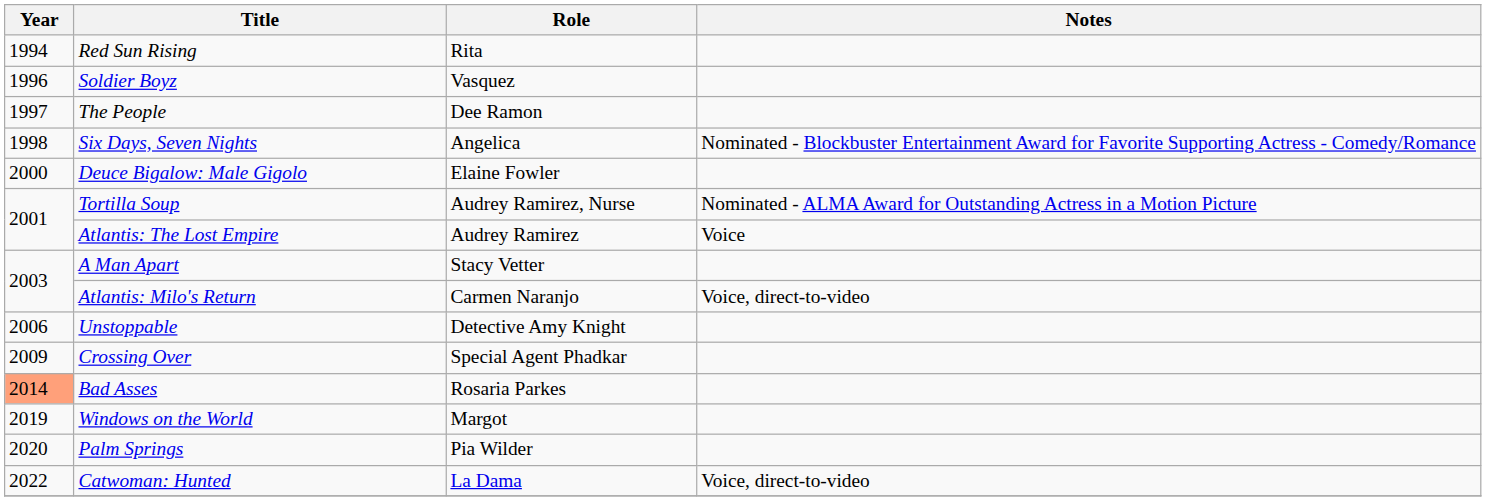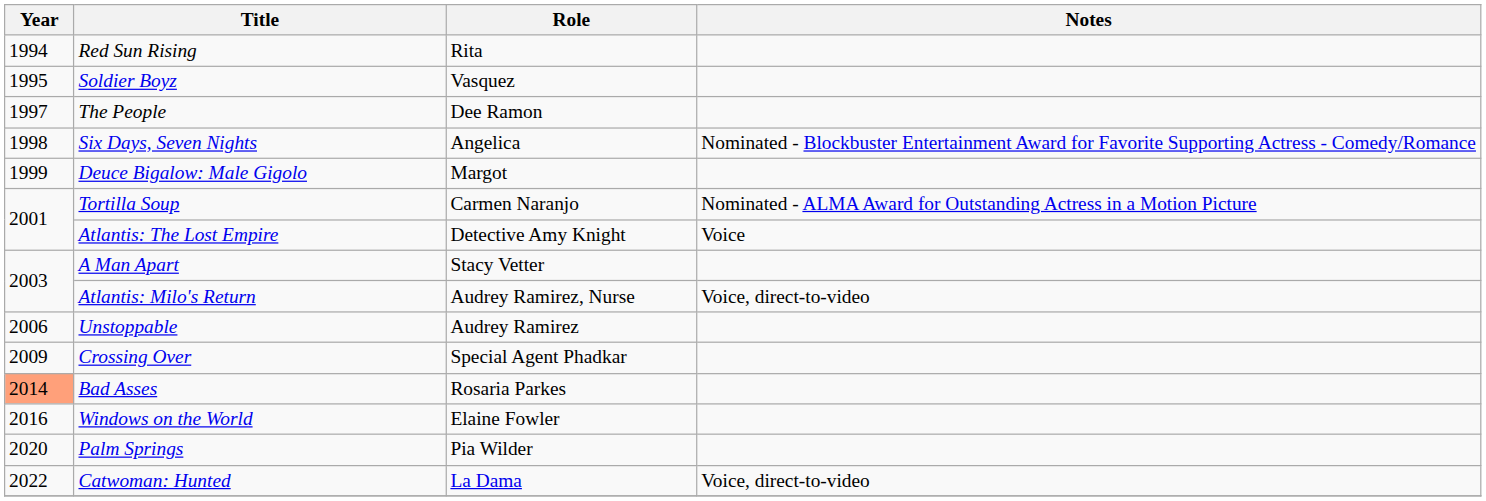(28, 81) 1996 -> (28, 81) 1995
(28, 173) 2000 -> (28, 173) 1999
(505, 173) Elaine Fowler -> (479, 173) Margot
(543, 204) Audrey Ramirez, Nurse -> (515, 204) Carmen Naranjo
(515, 234) Audrey Ramirez -> (538, 234) Detective Amy Knight
(515, 296) Carmen Naranjo -> (543, 296) Audrey Ramirez, Nurse
(538, 326) Detective Amy Knight -> (515, 326) Audrey Ramirez
(28, 419) 2019 -> (28, 419) 2016
(479, 419) Margot -> (505, 419) Elaine Fowler
